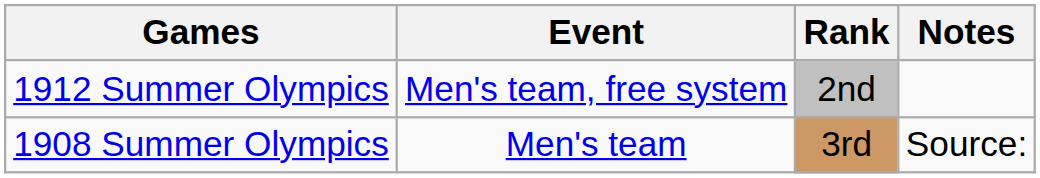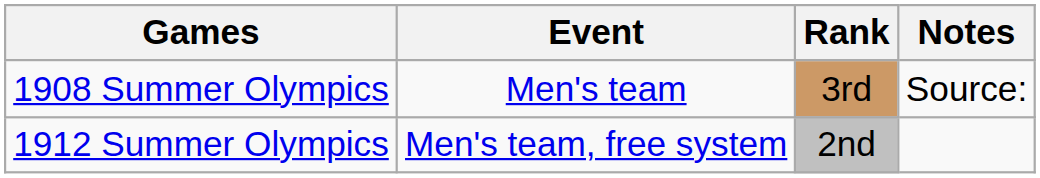rows swapped: (201, 144) <-> (201, 88)
